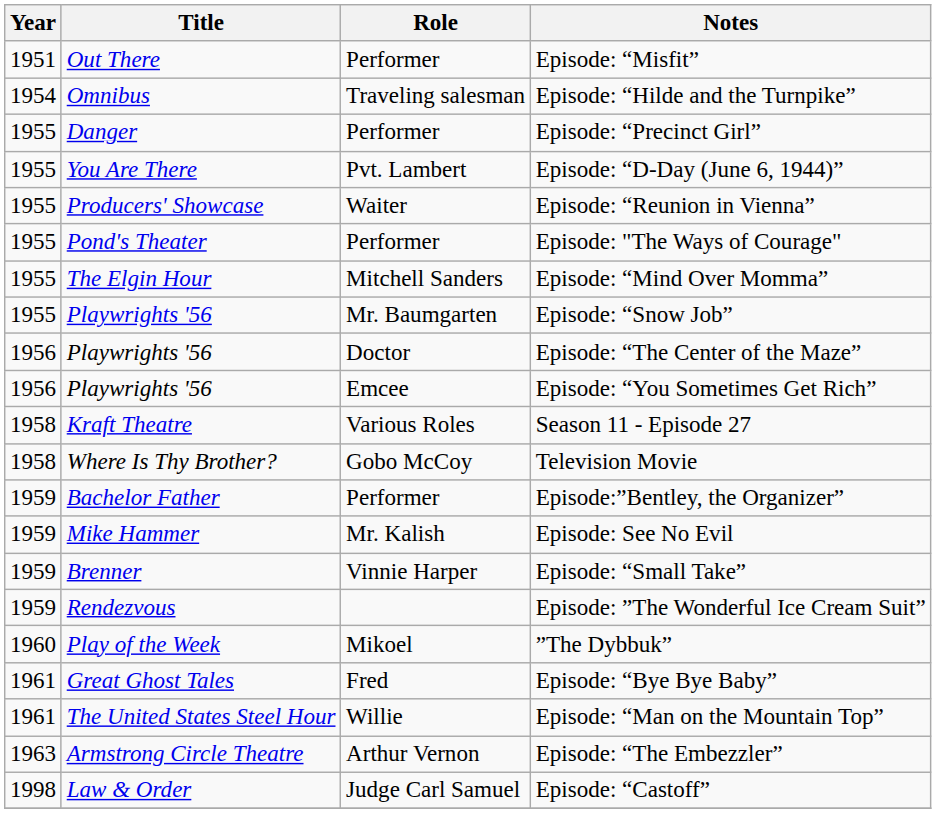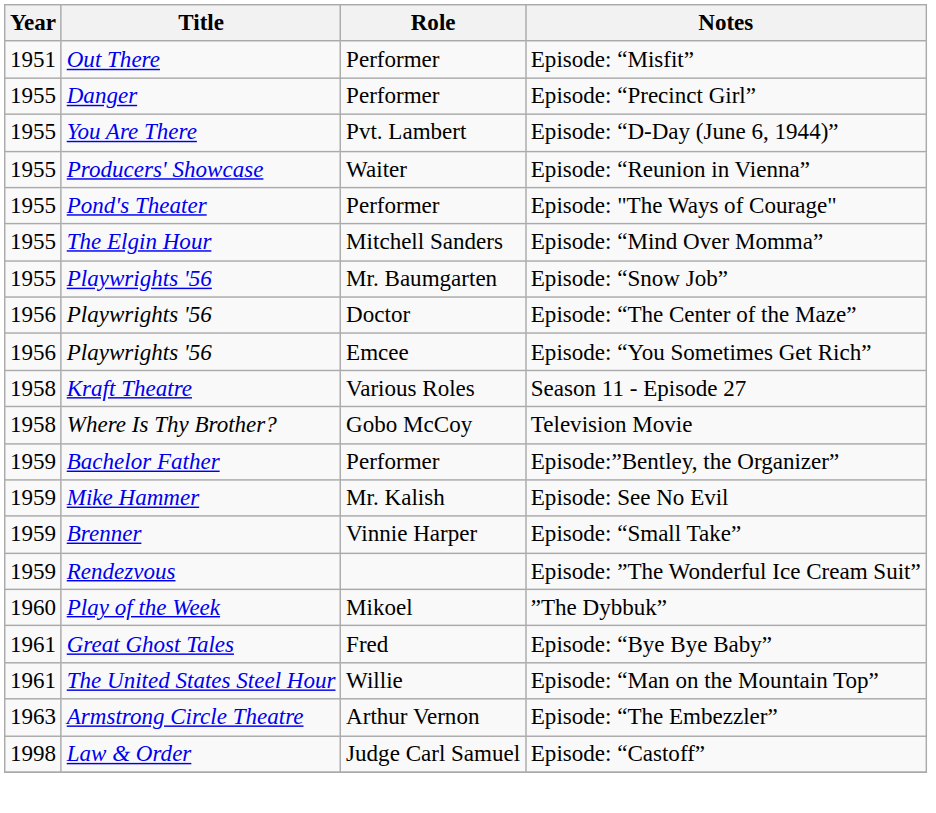- row: (696, 95)
